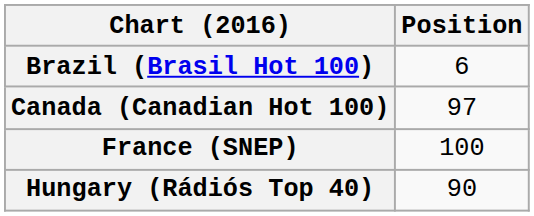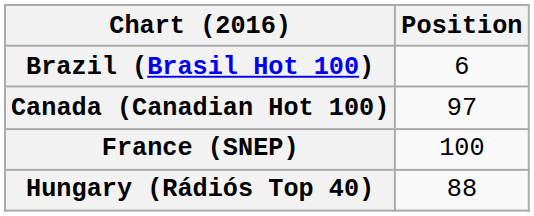(462, 190) 90 -> (462, 190) 88
